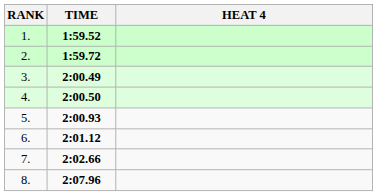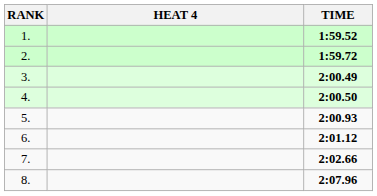columns swapped: (244, 15) <-> (81, 15)
